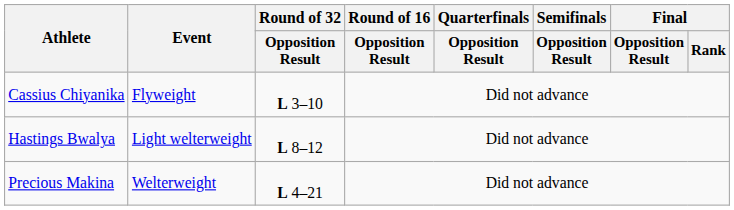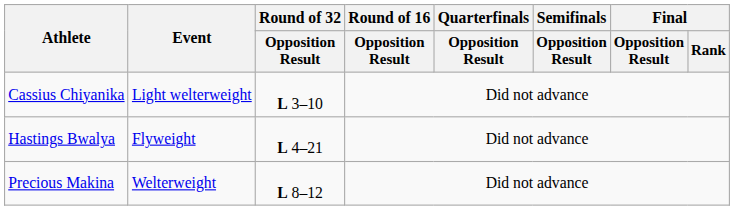(164, 94) Flyweight -> (192, 94) Light welterweight
(192, 139) Light welterweight -> (164, 139) Flyweight
(300, 148) L 8–12 -> (300, 148) L 4–21
(300, 193) L 4–21 -> (300, 193) L 8–12
